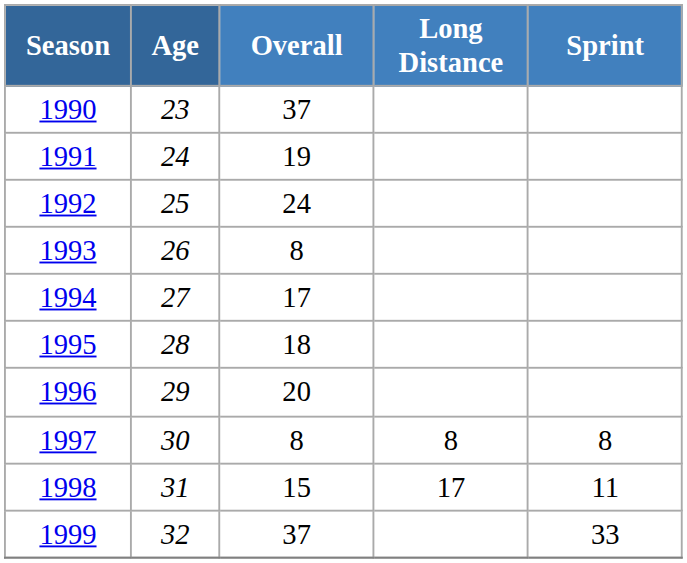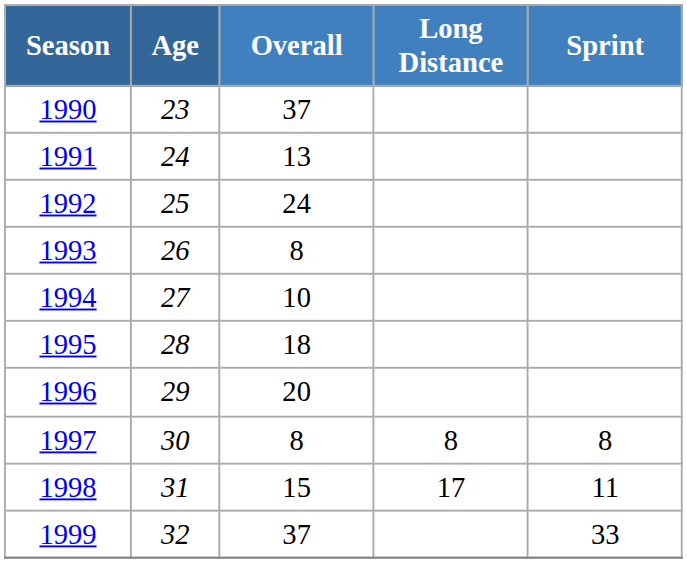(297, 156) 19 -> (297, 156) 13
(297, 297) 17 -> (297, 297) 10
